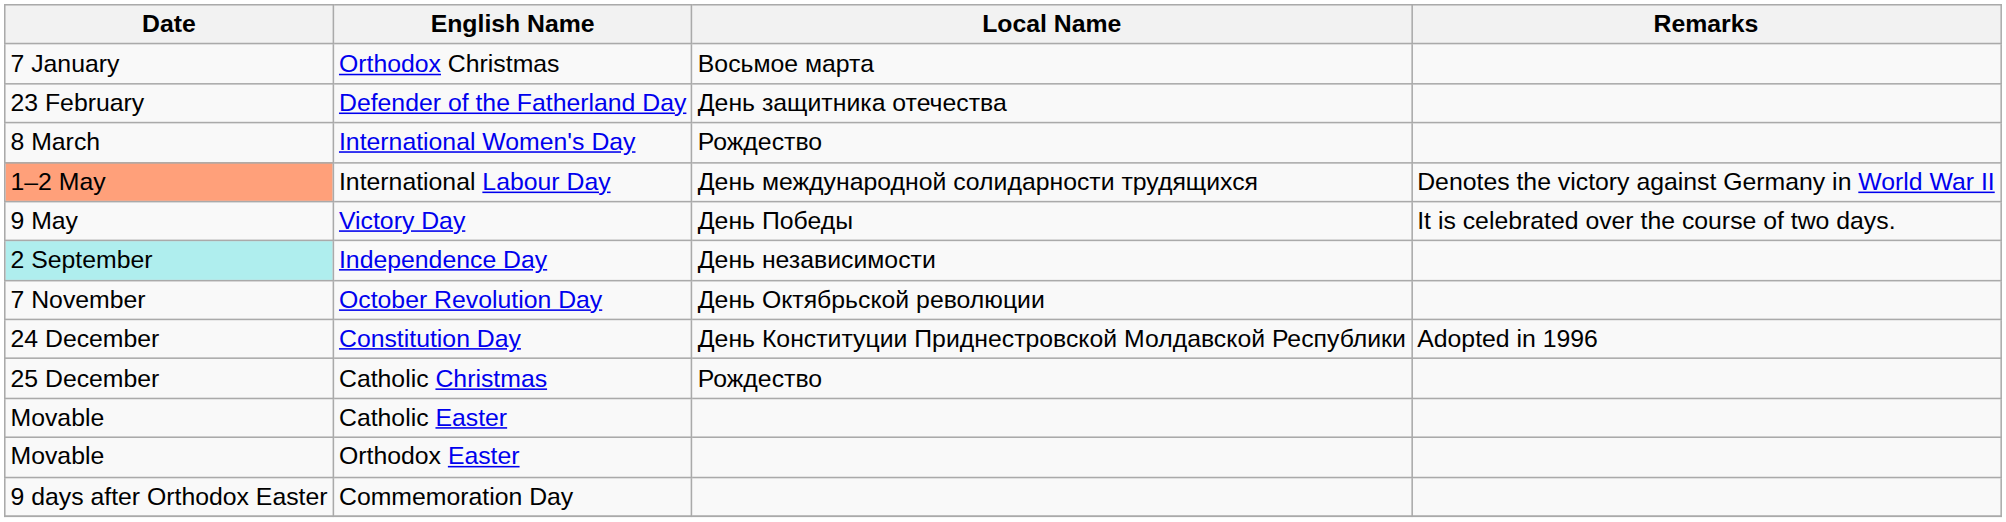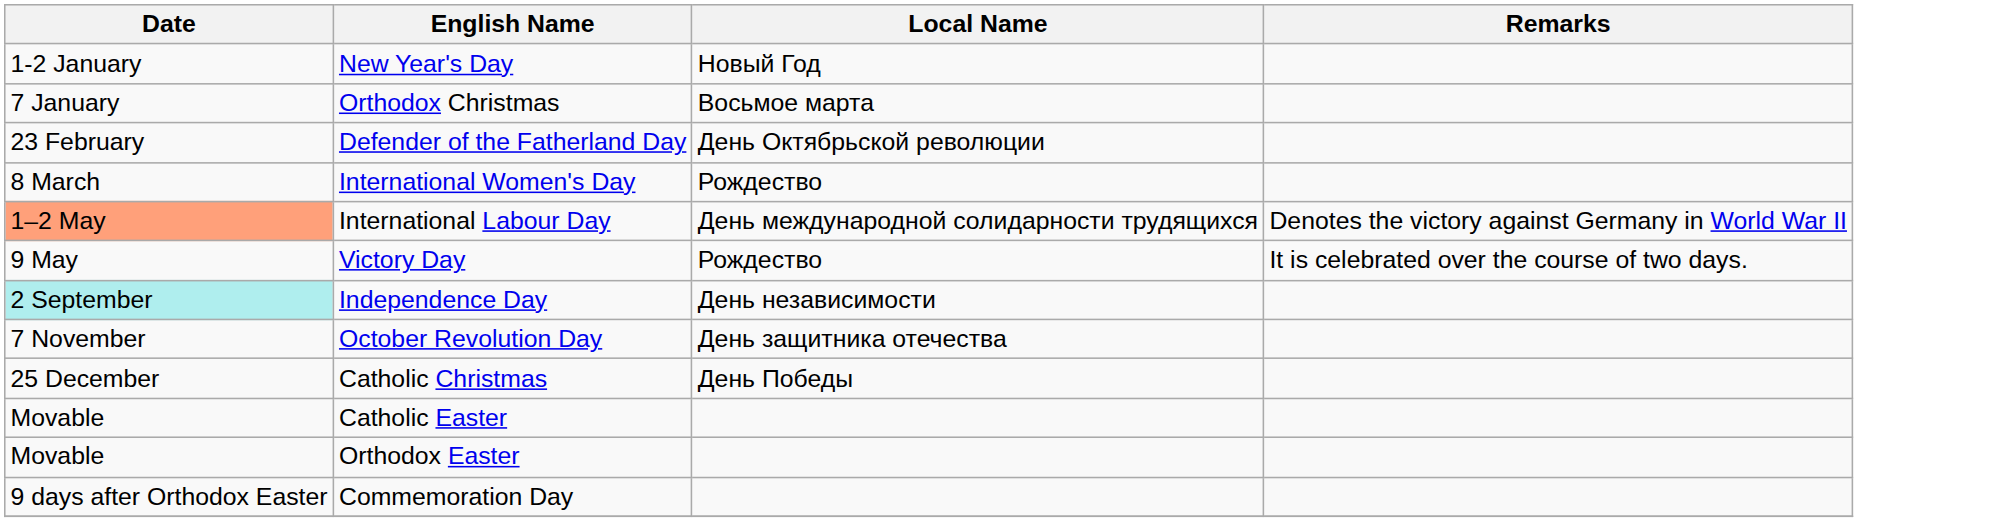+ row: (426, 63)
(852, 102) День защитника отечества -> (871, 142) День Октябрьской революции
(775, 220) День Победы -> (760, 260) Рождество
(871, 299) День Октябрьской революции -> (852, 338) День защитника отечества
- row: (430, 338)
(760, 378) Рождество -> (775, 378) День Победы
